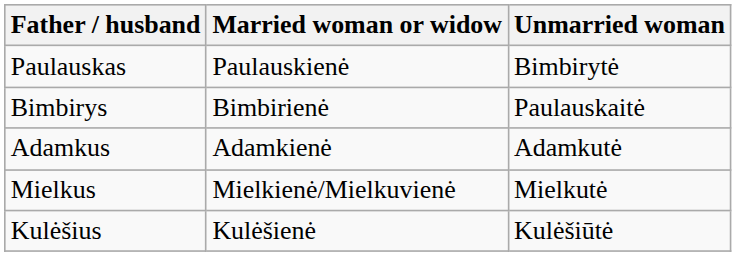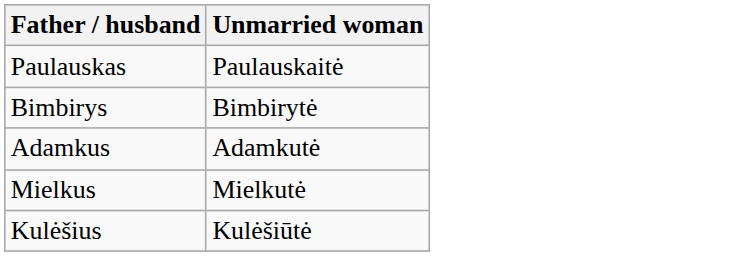- column: (357, 25)
(567, 66) Bimbirytė -> (278, 66) Paulauskaitė
(580, 107) Paulauskaitė -> (265, 107) Bimbirytė
